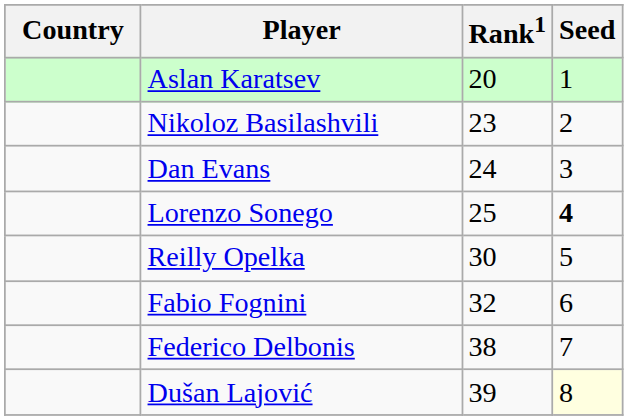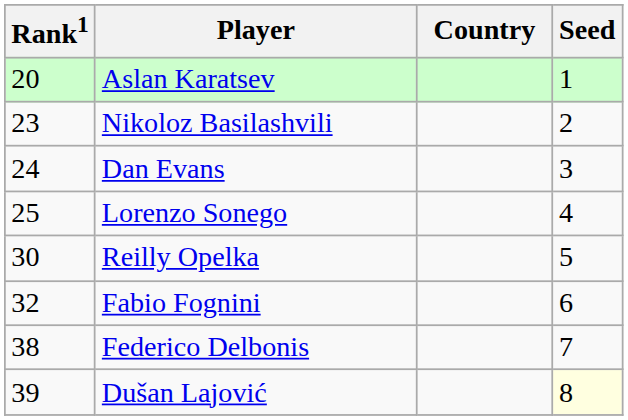columns swapped: (73, 30) <-> (507, 30)
(566, 213) bold -> (566, 213) normal
